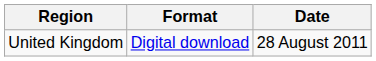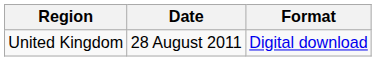columns swapped: (312, 17) <-> (190, 17)
